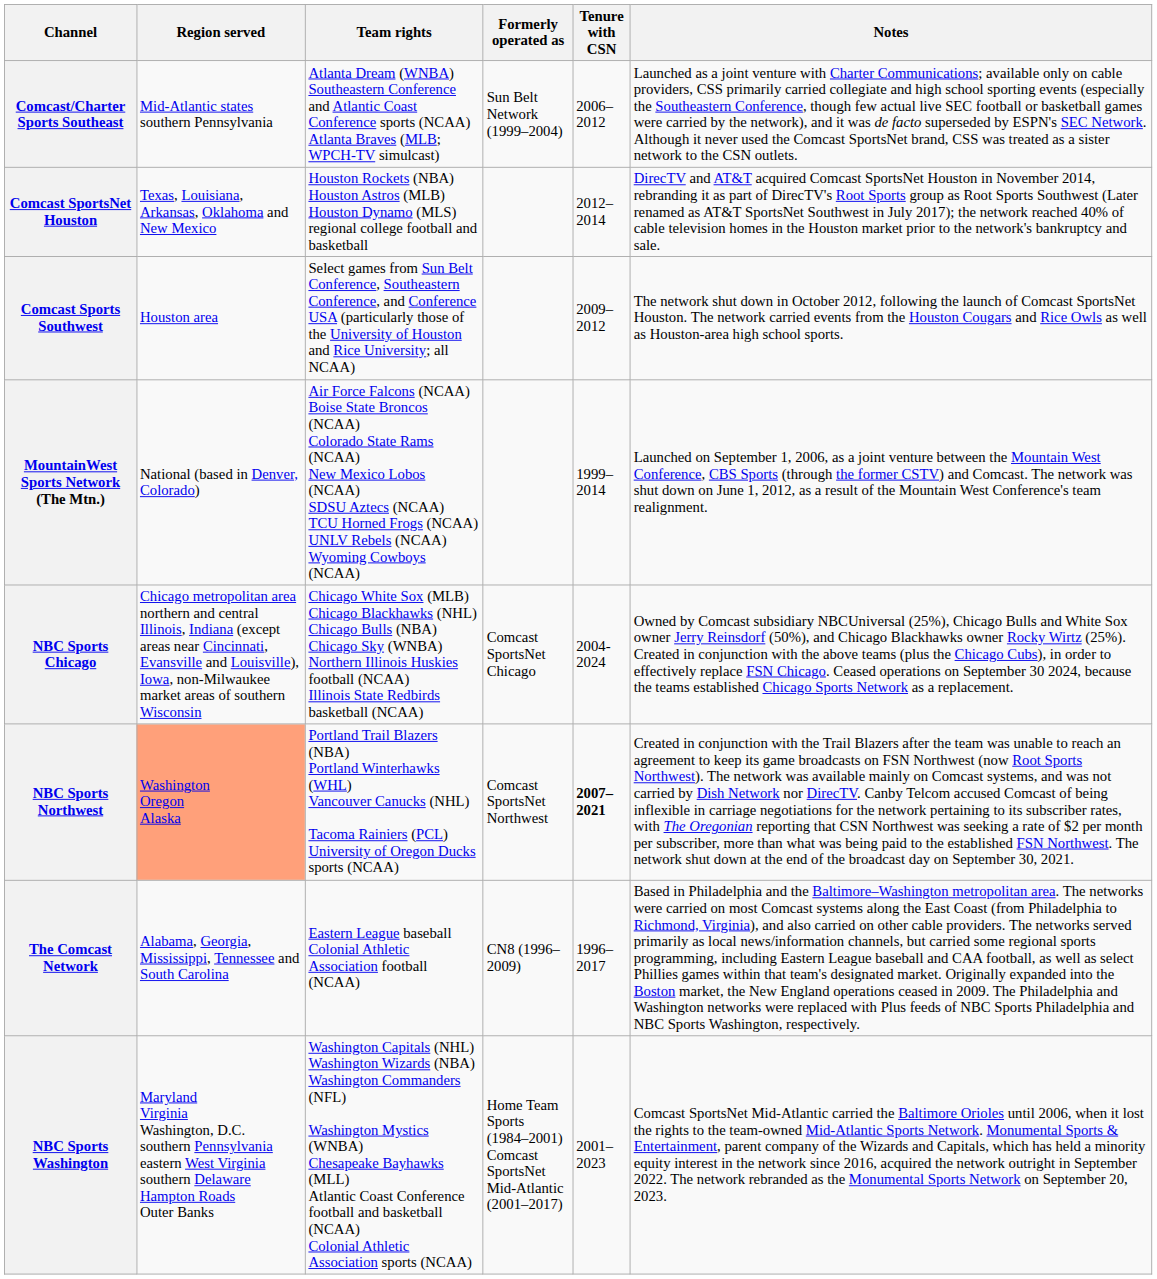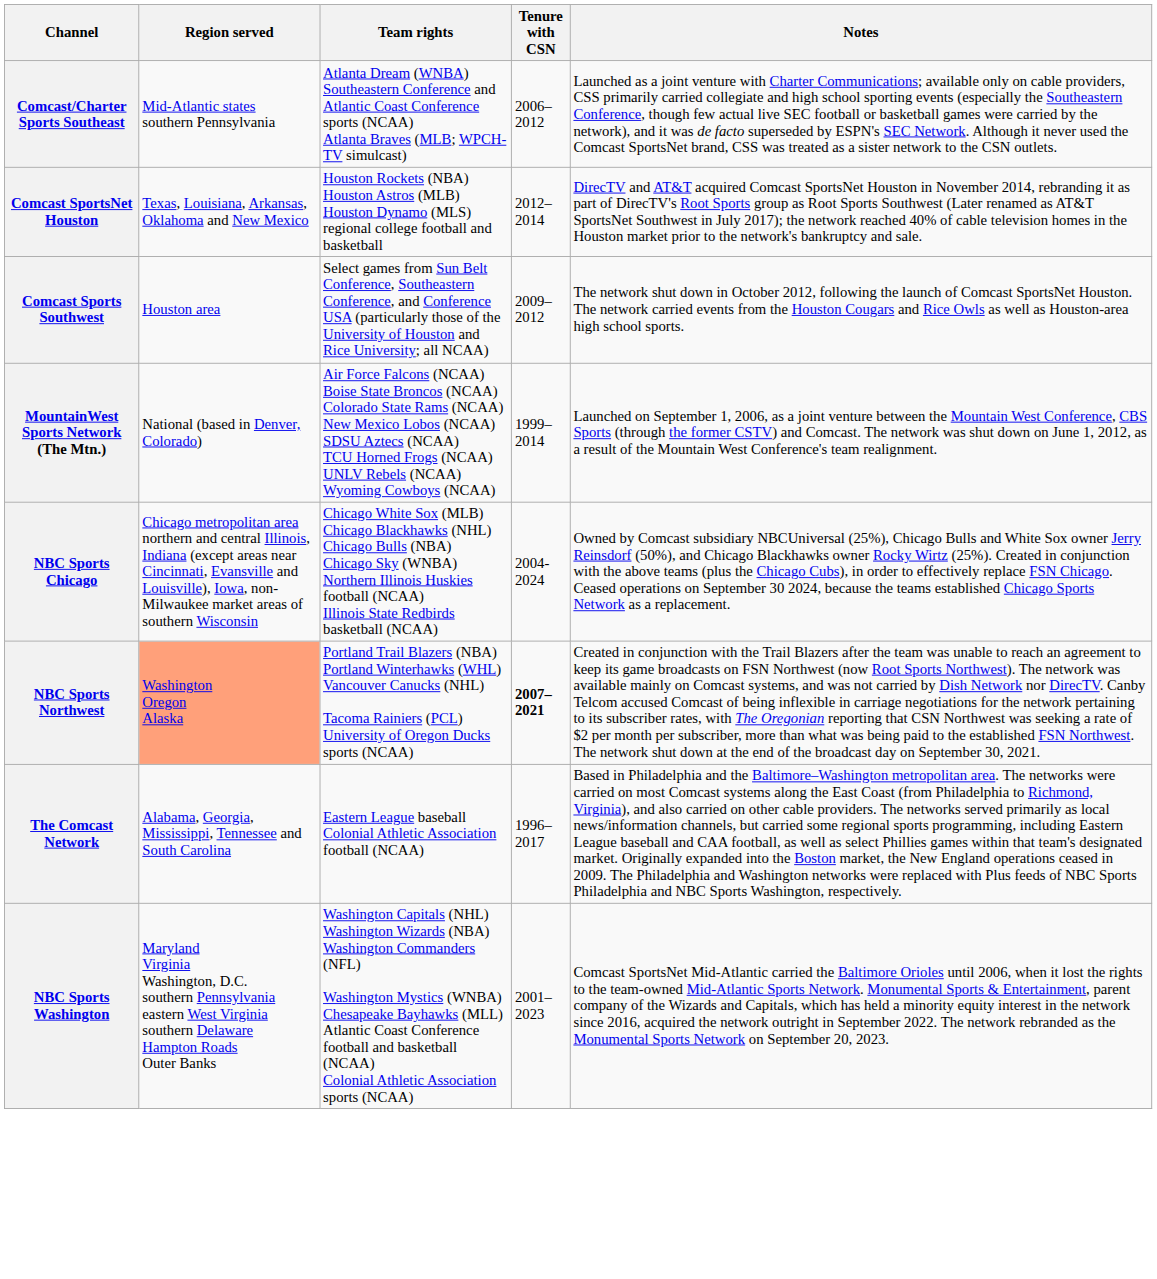- column: (528, 32)
